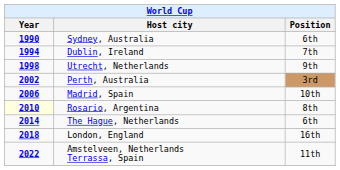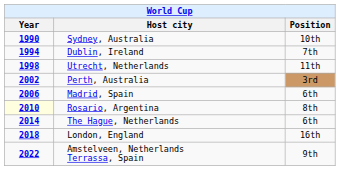(310, 39) 6th -> (310, 39) 10th
(310, 66) 9th -> (310, 66) 11th
(310, 94) 10th -> (310, 94) 6th
(310, 154) 11th -> (310, 154) 9th
